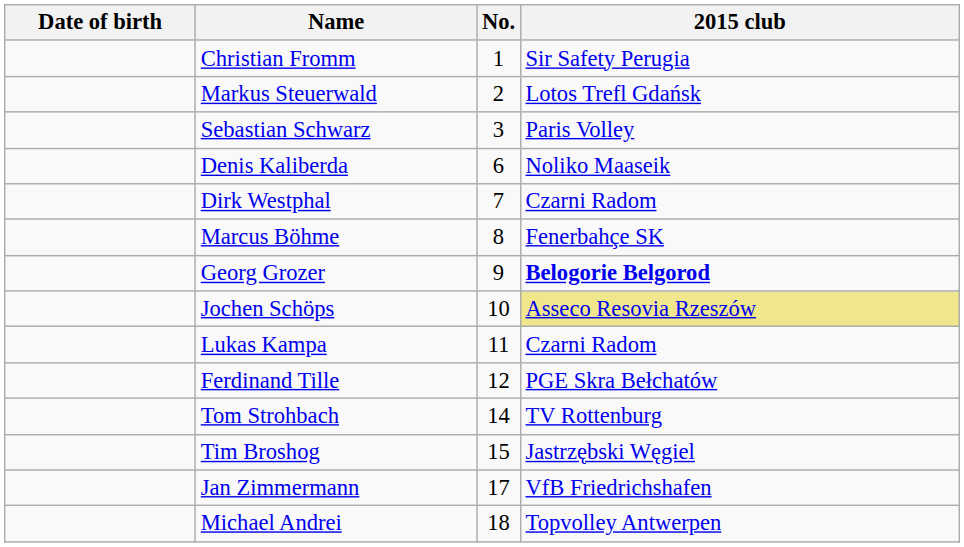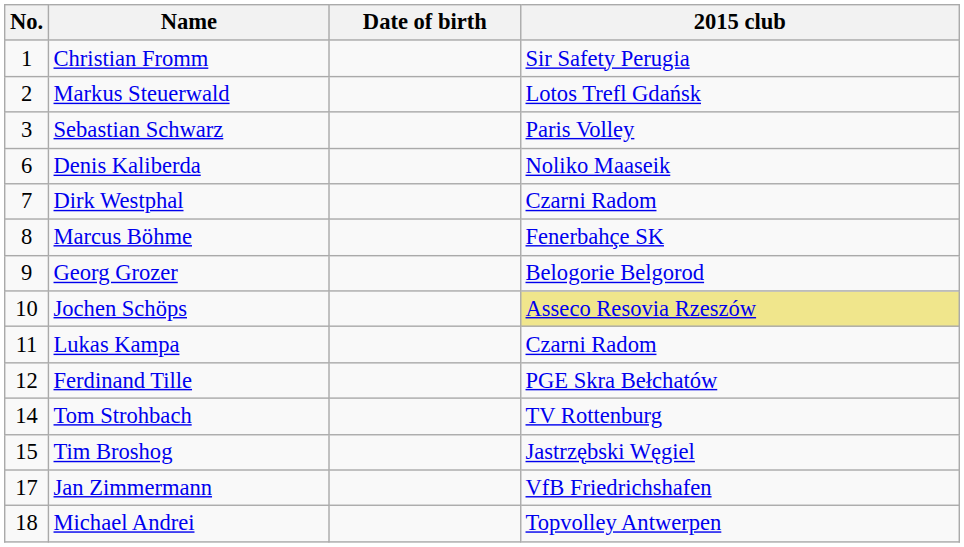columns swapped: (499, 22) <-> (100, 22)
(618, 272) bold -> (615, 272) normal
